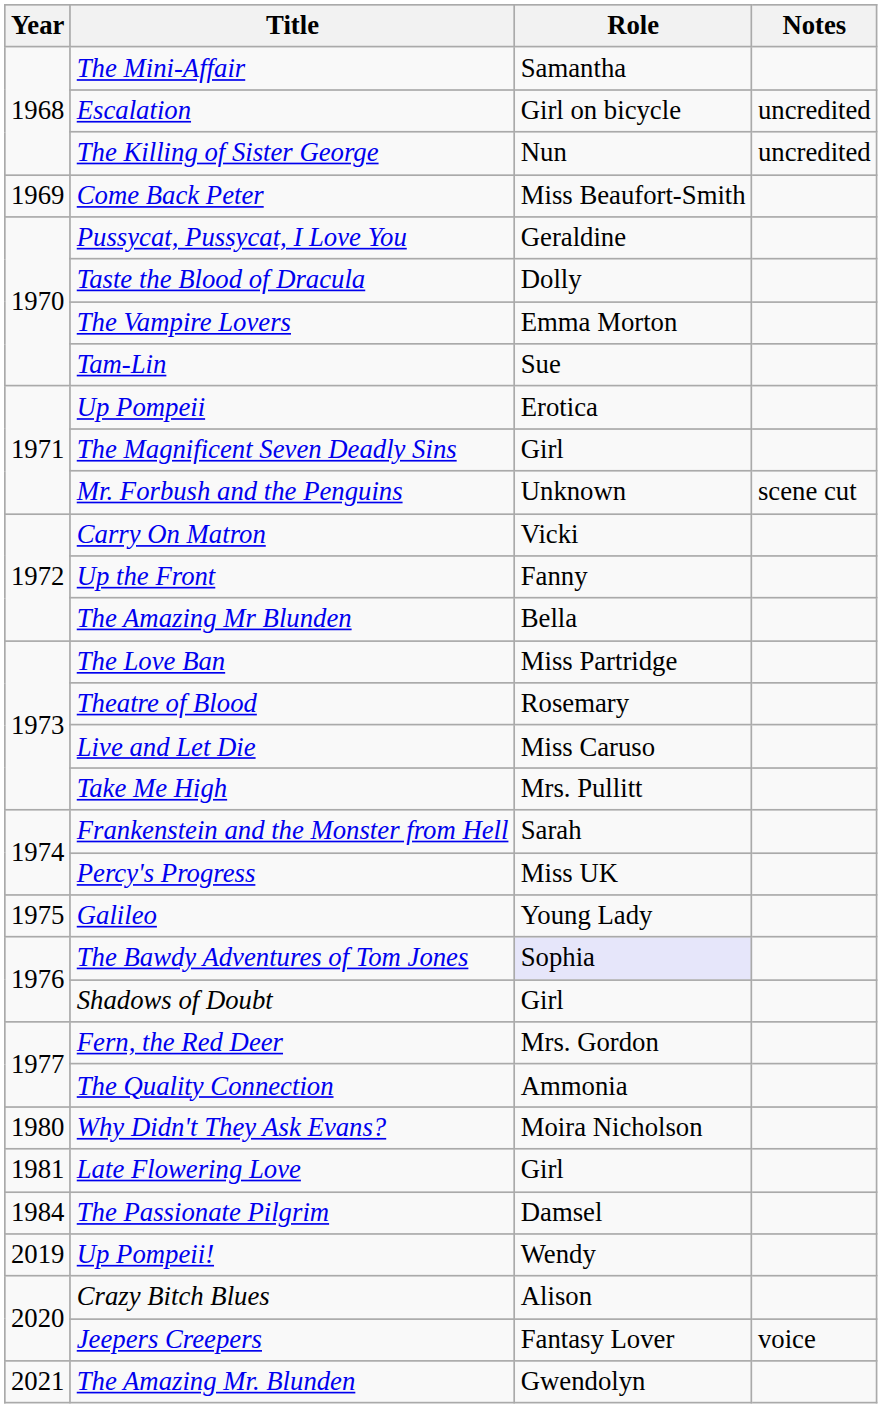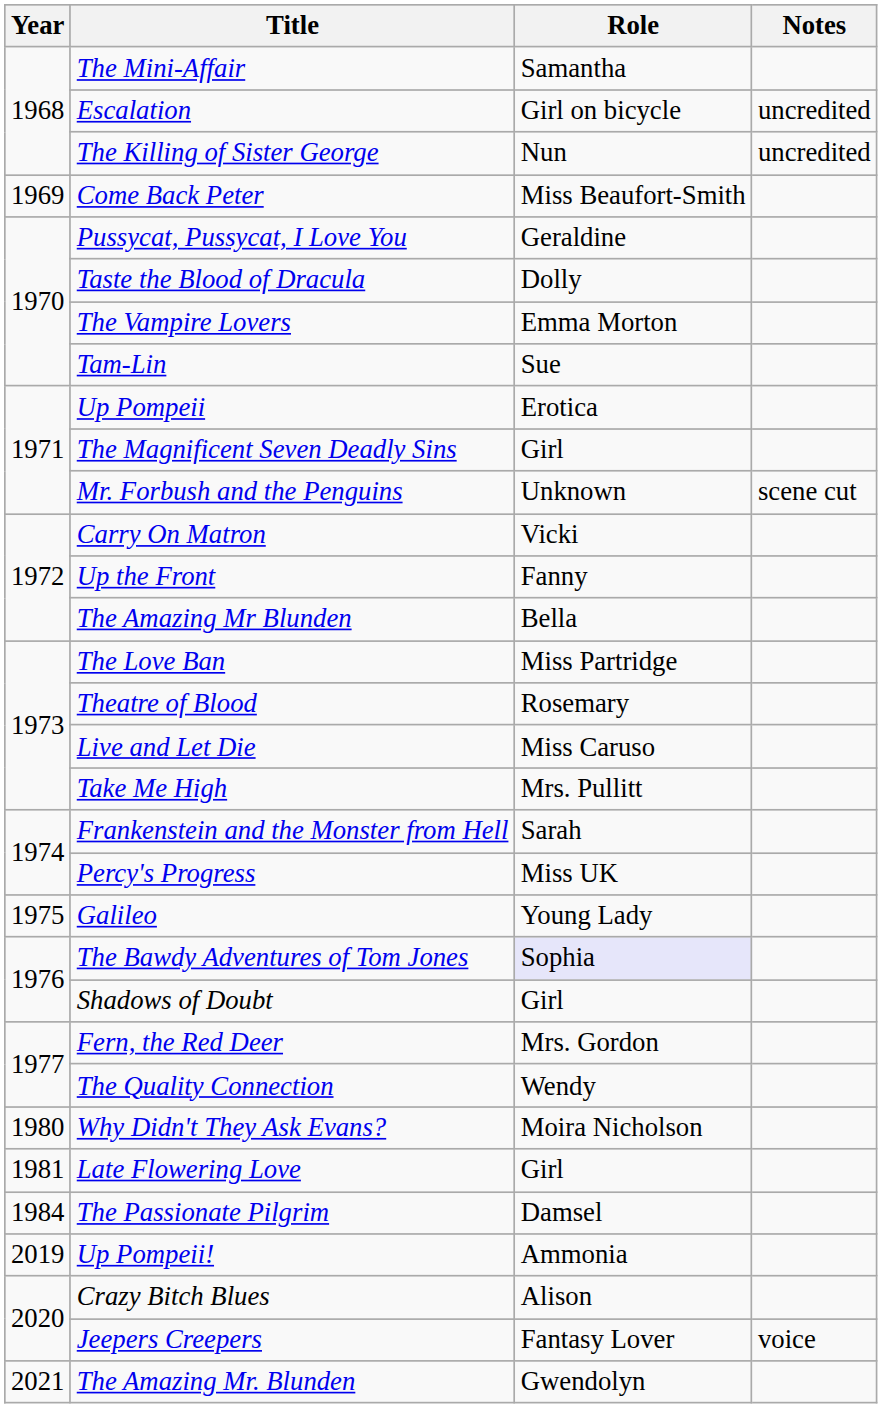(574, 1085) Ammonia -> (558, 1085) Wendy
(558, 1254) Wendy -> (574, 1254) Ammonia
